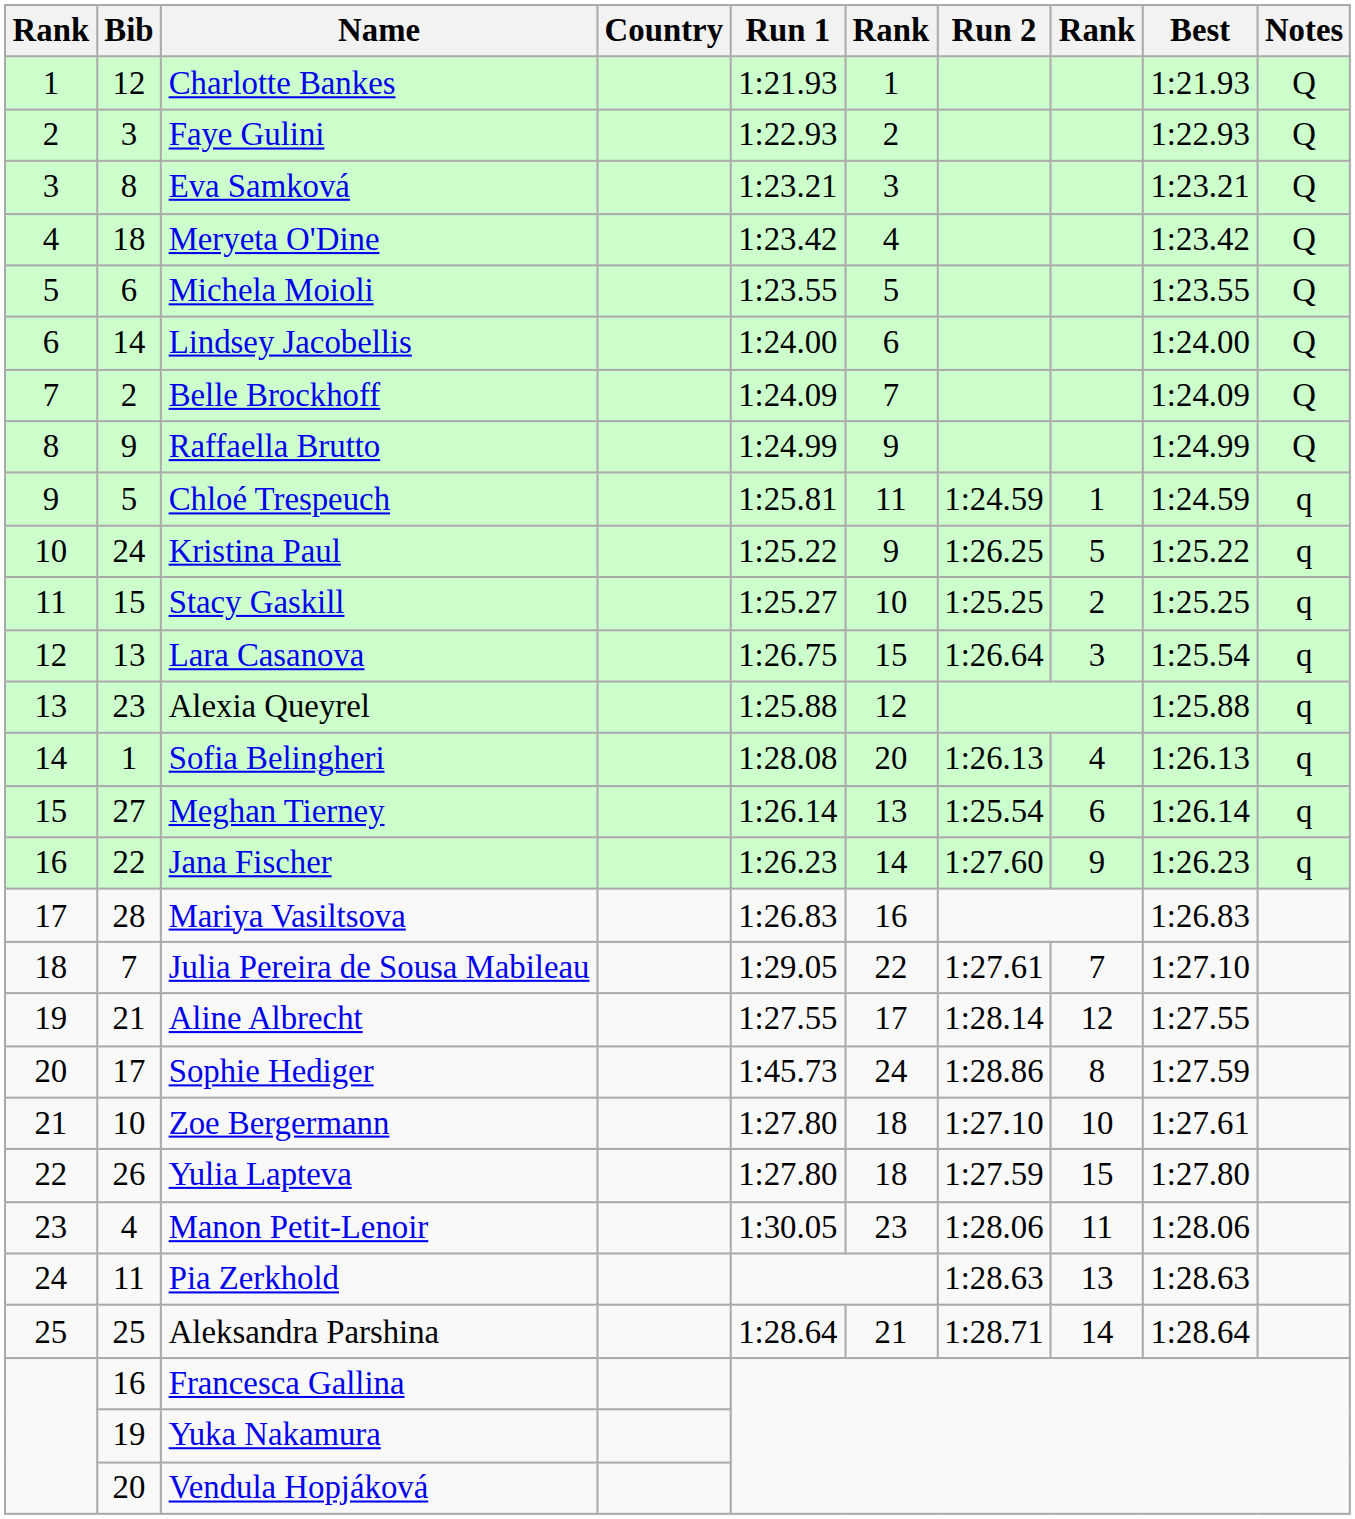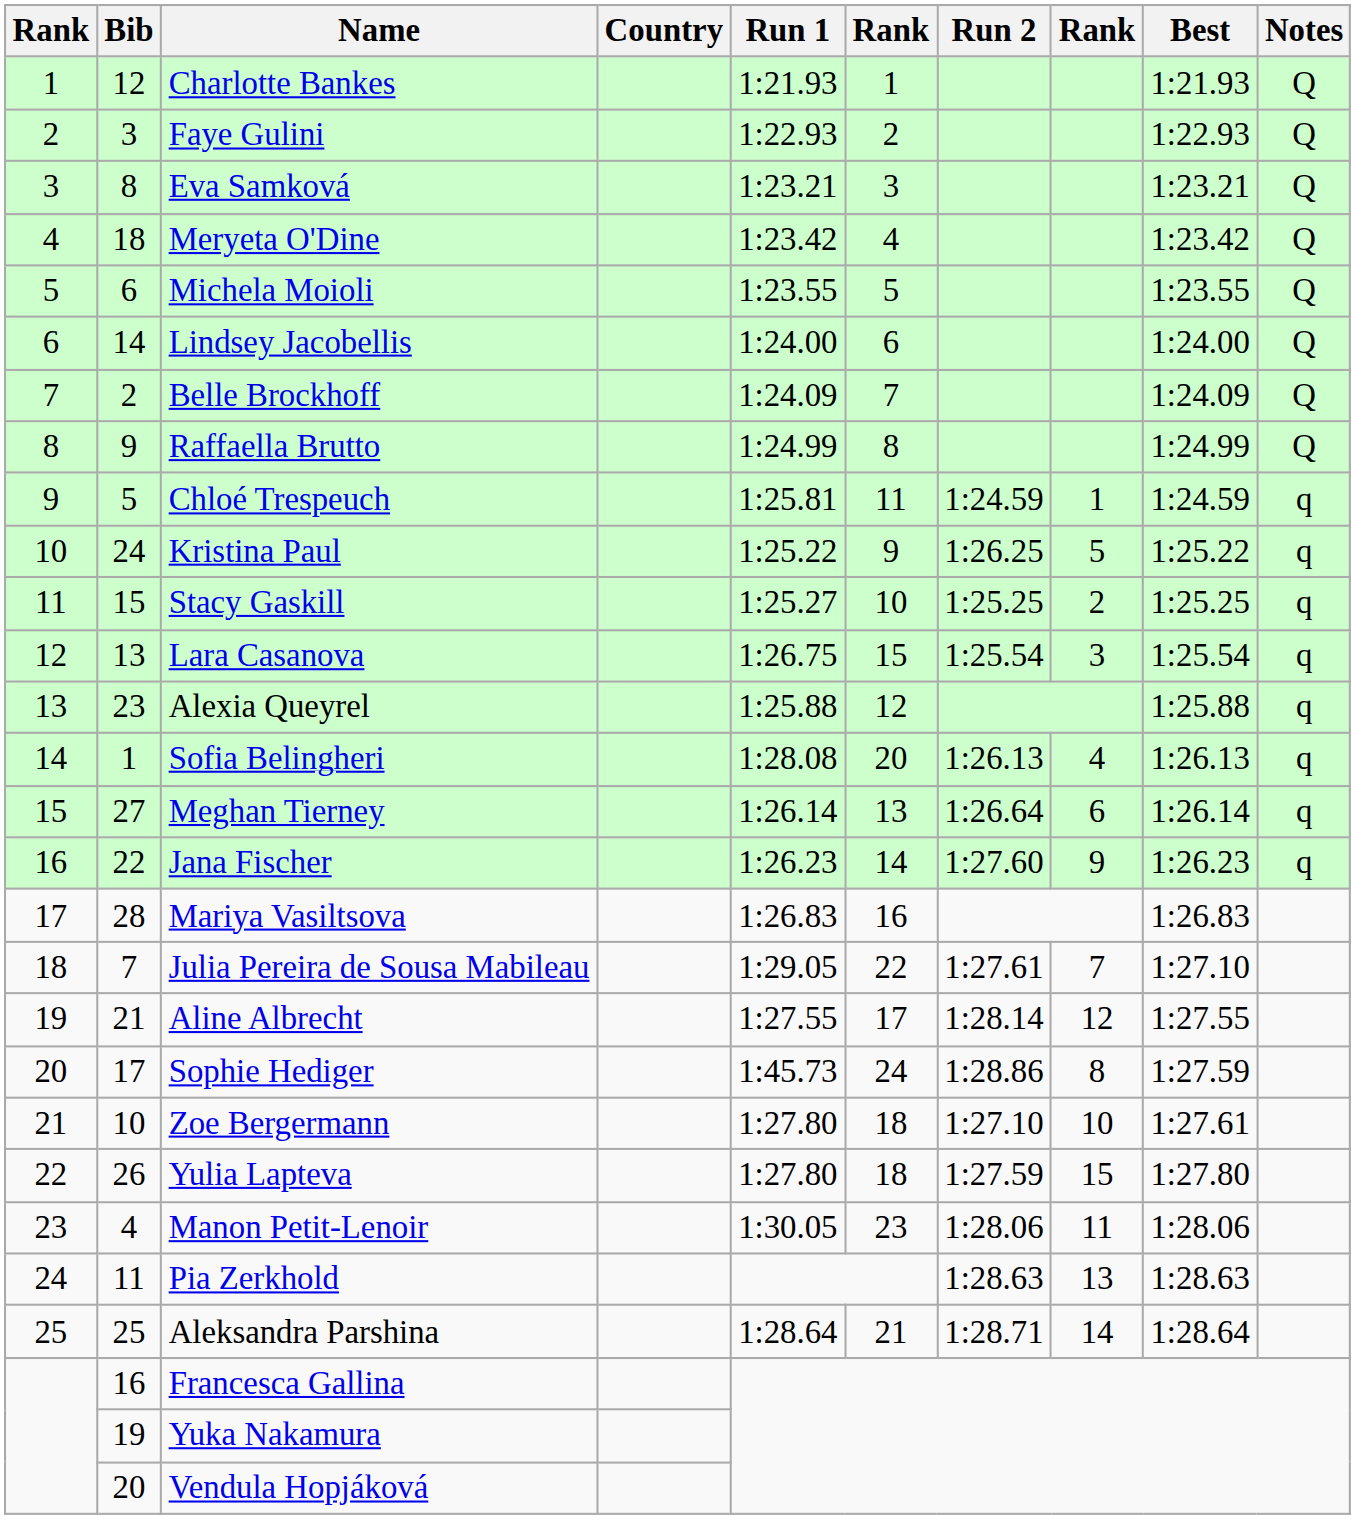(891, 446) 9 -> (891, 446) 8
(994, 654) 1:26.64 -> (994, 654) 1:25.54
(994, 810) 1:25.54 -> (994, 810) 1:26.64
